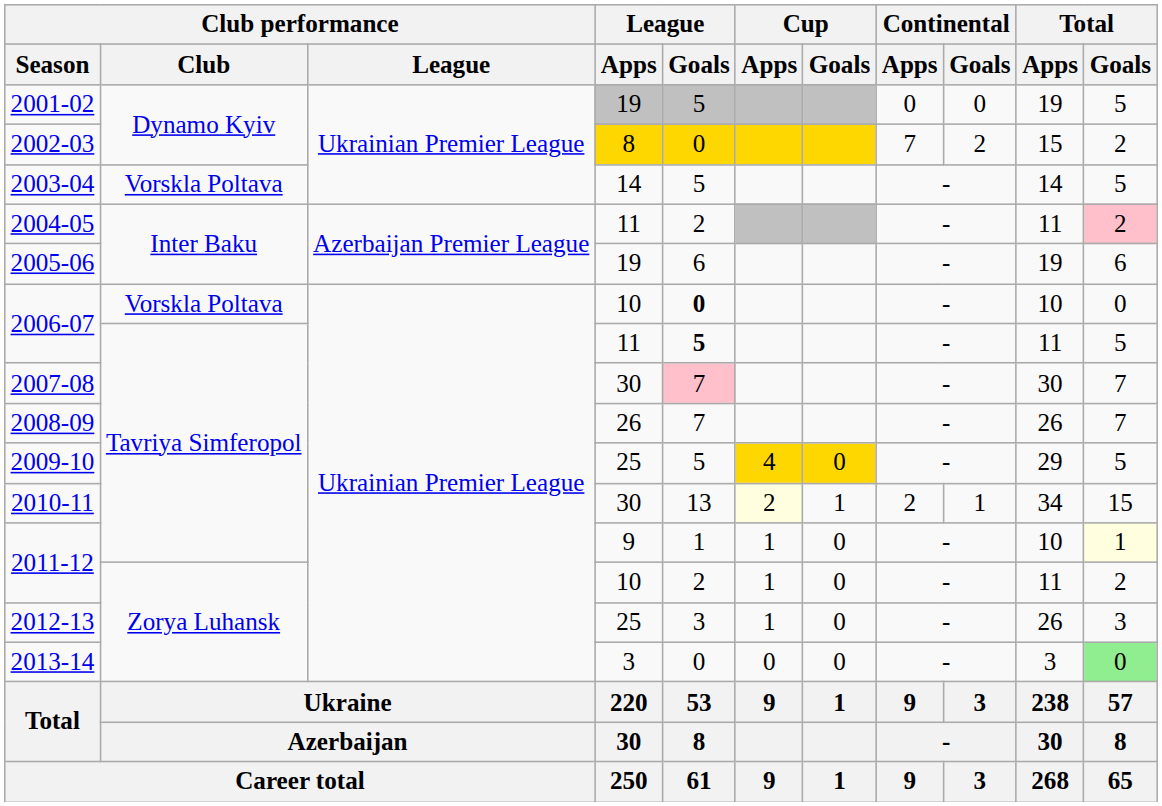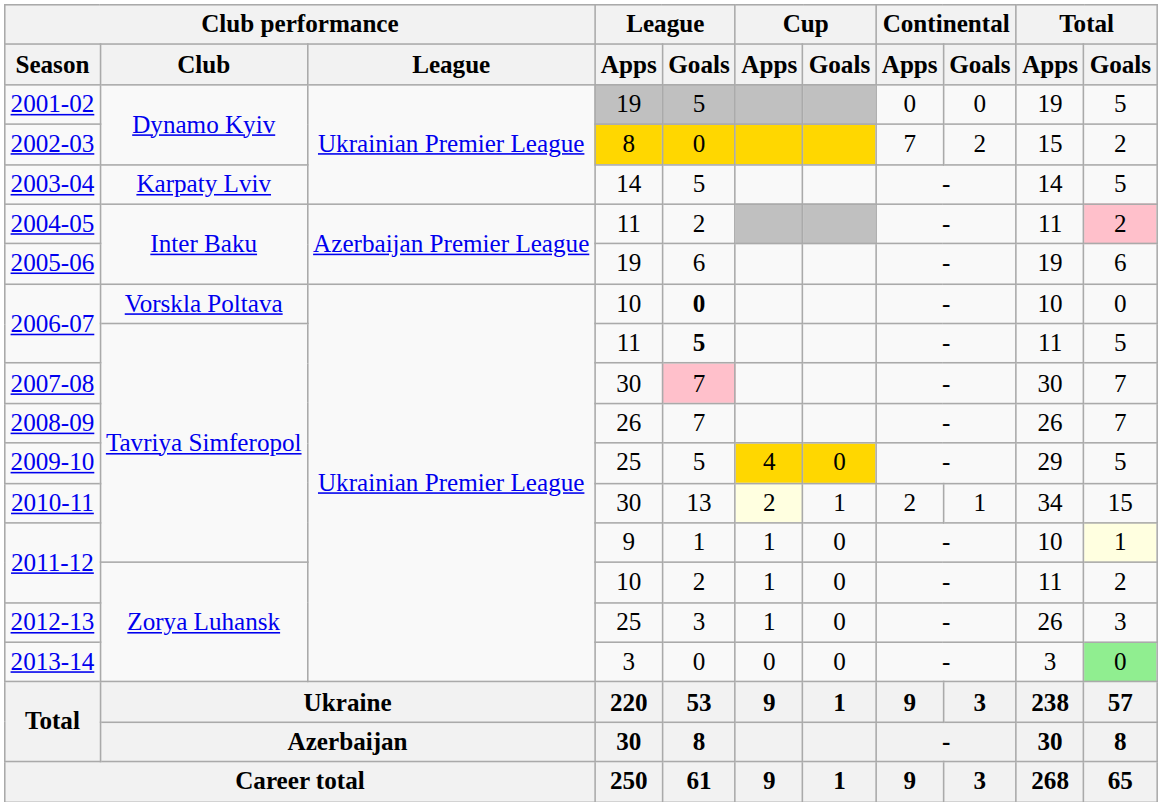(204, 183) Vorskla Poltava -> (204, 183) Karpaty Lviv
